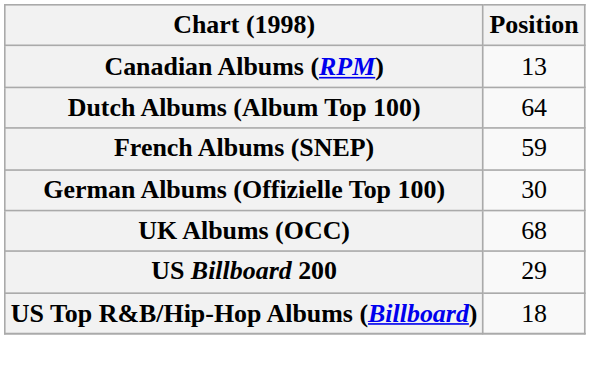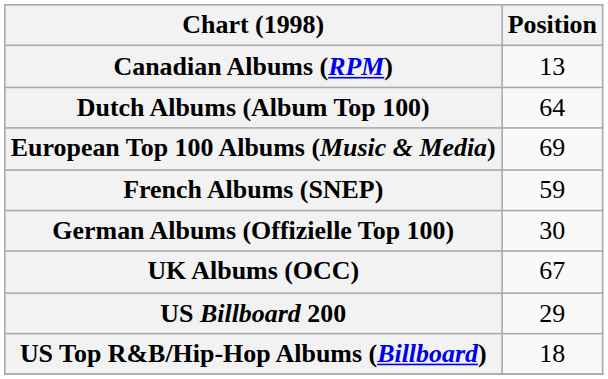+ row: (253, 148)
(534, 230) 68 -> (552, 271) 67
